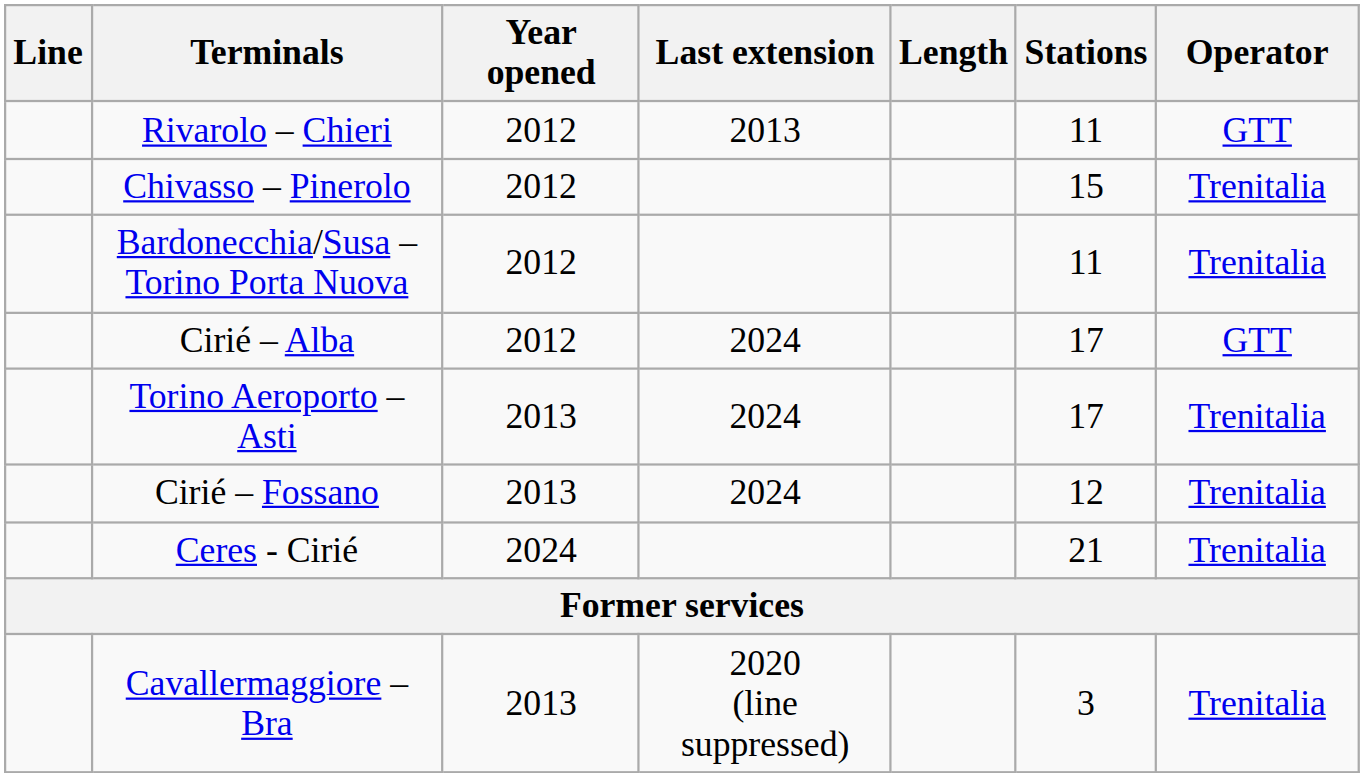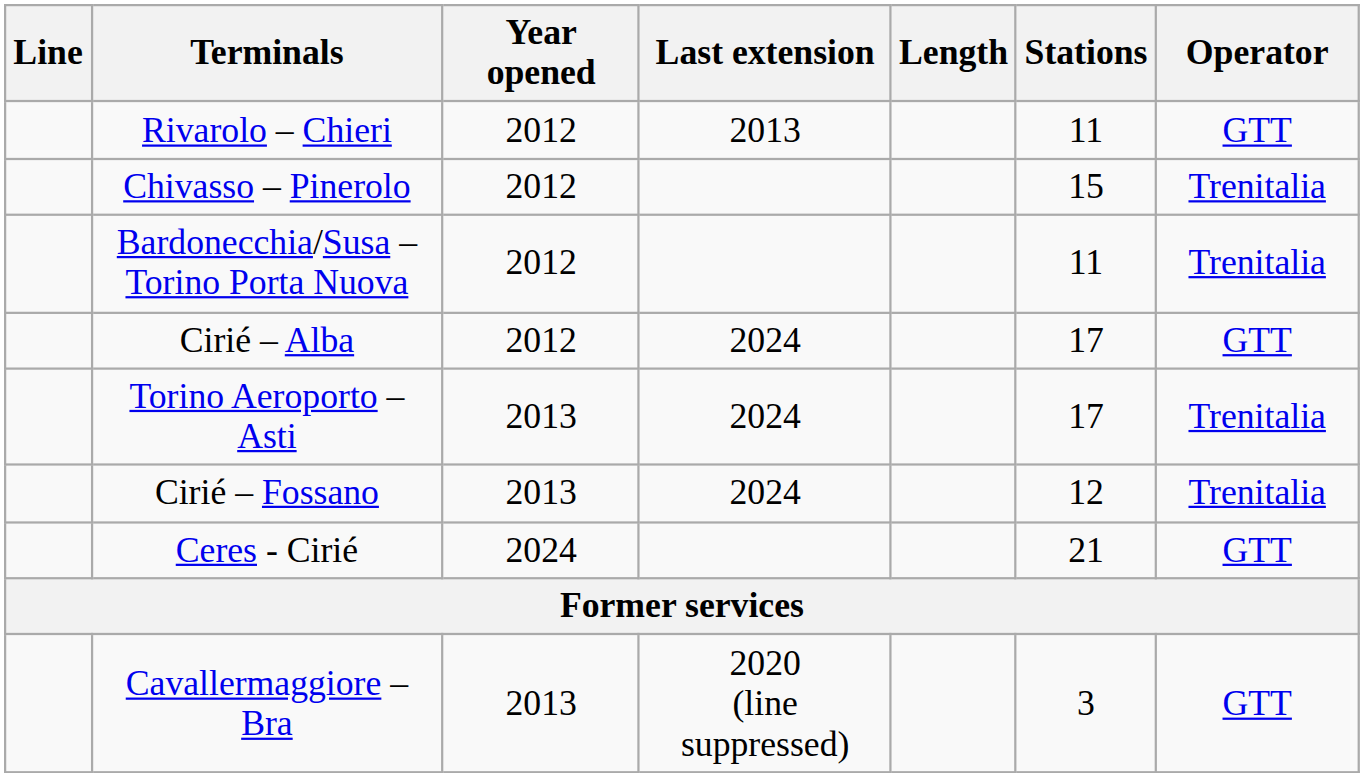(1257, 549) Trenitalia -> (1257, 549) GTT
(1257, 702) Trenitalia -> (1257, 702) GTT
